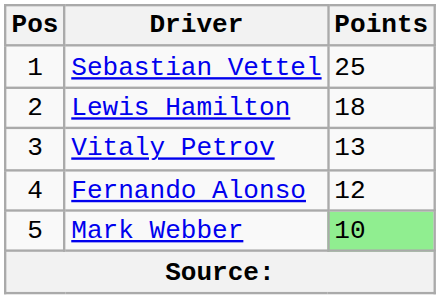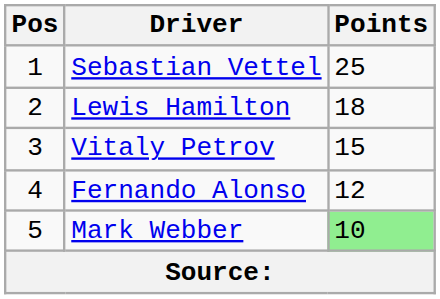(350, 149) 13 -> (350, 149) 15
